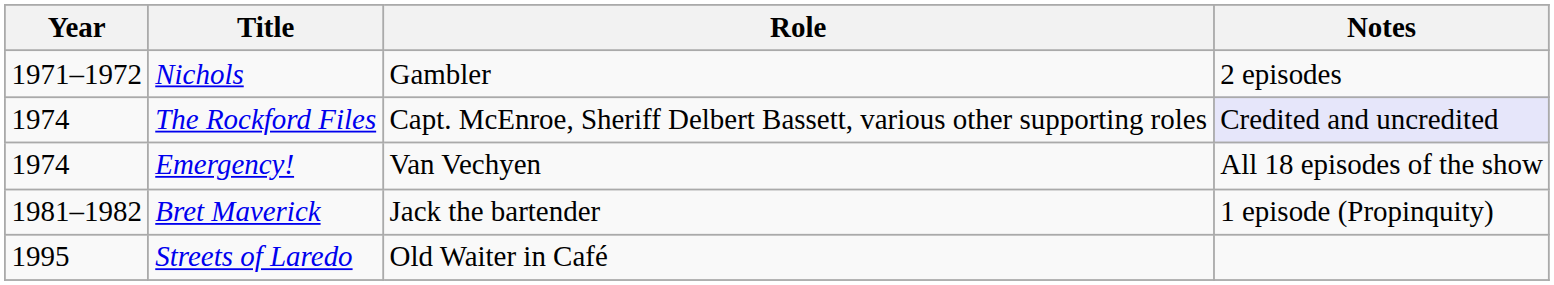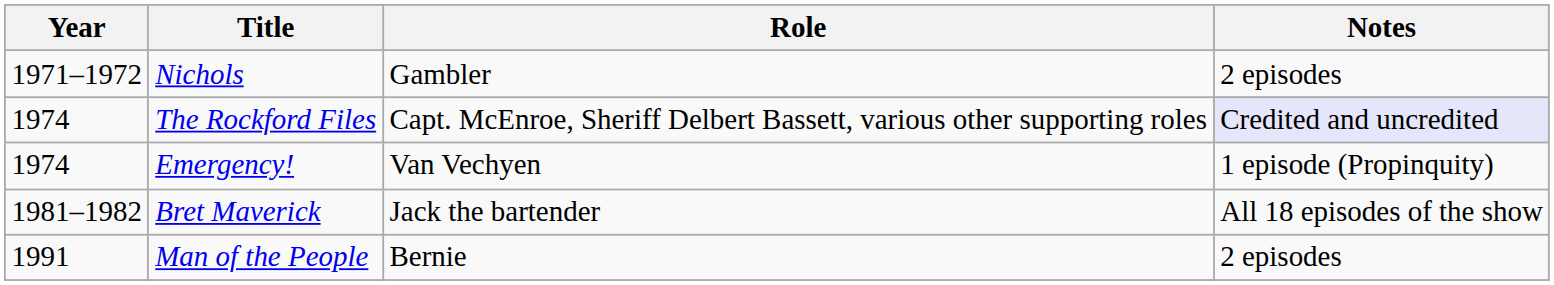(1382, 165) All 18 episodes of the show -> (1357, 165) 1 episode (Propinquity)
(1357, 211) 1 episode (Propinquity) -> (1382, 211) All 18 episodes of the show
+ row: (262, 257)
- row: (254, 257)
